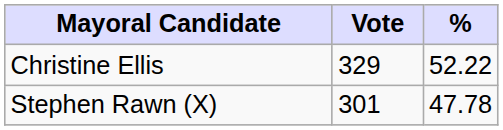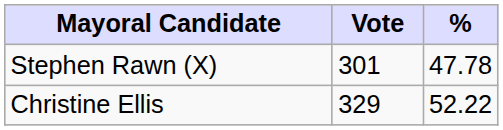rows swapped: (87, 64) <-> (114, 104)
